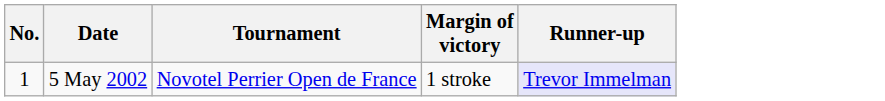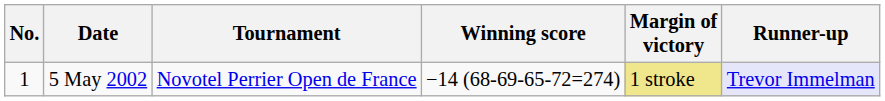+ column: (523, 33)
(459, 79) no background -> (662, 79) khaki background
